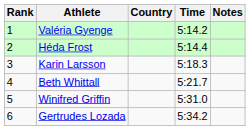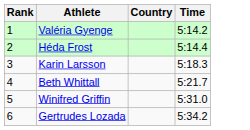- column: (228, 13)
